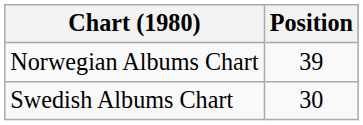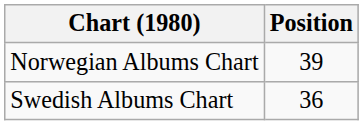(311, 100) 30 -> (311, 100) 36
